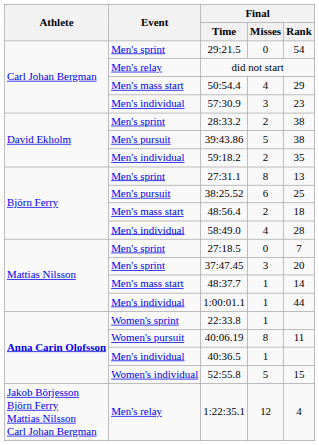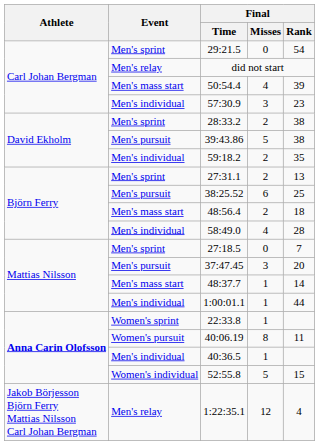(299, 86) 29 -> (299, 86) 39
(266, 176) 8 -> (266, 176) 2
(138, 266) Men's sprint -> (141, 266) Men's pursuit
